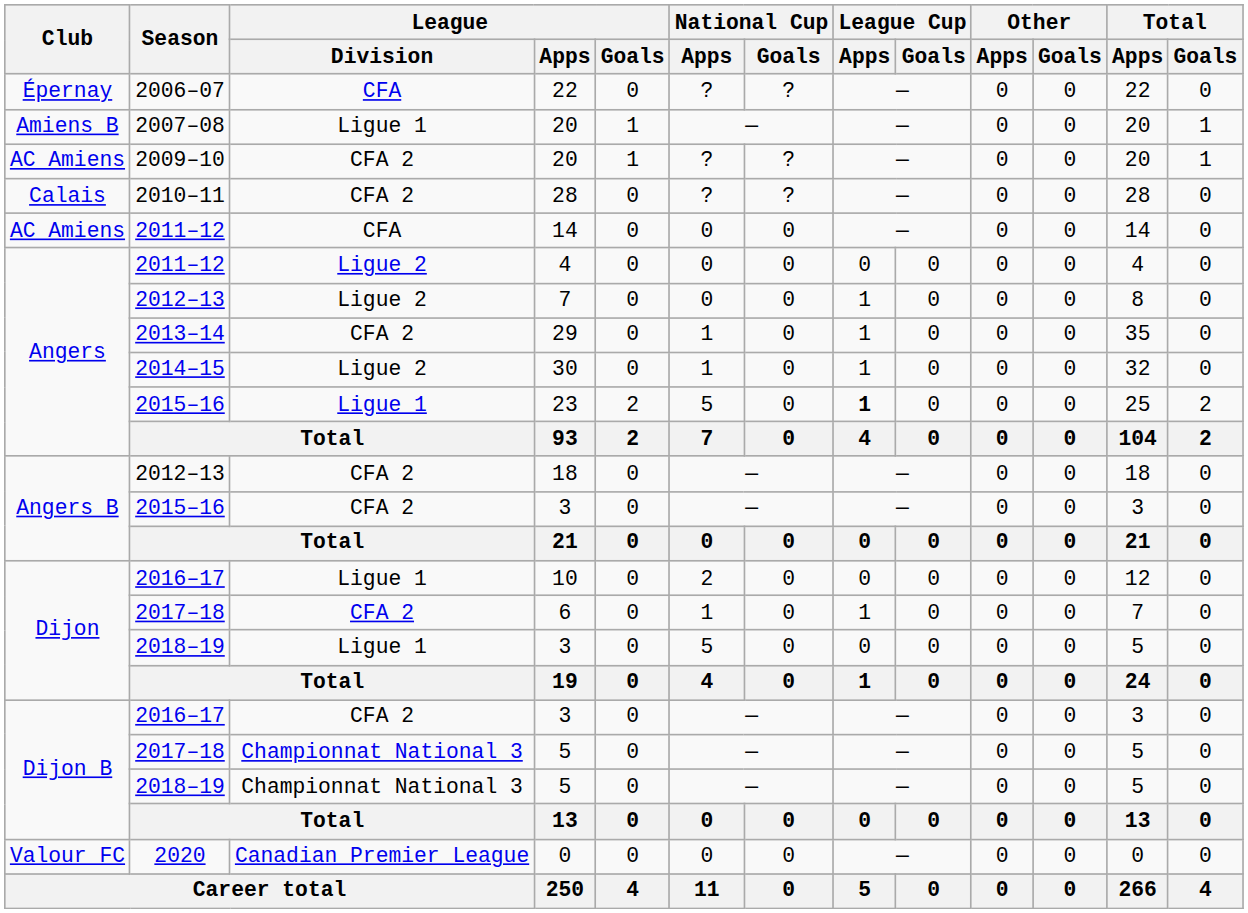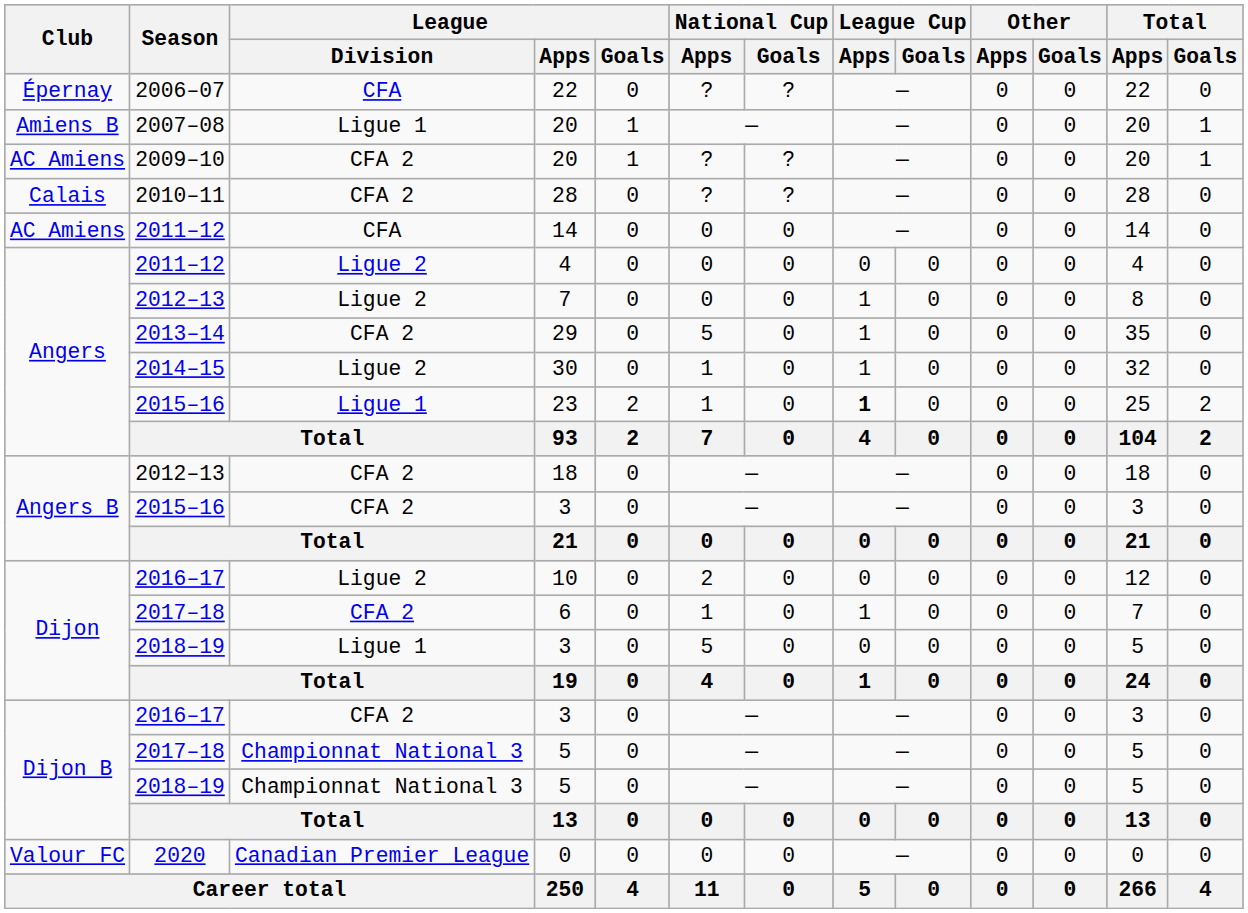(707, 335) 1 -> (707, 335) 5
(707, 404) 5 -> (707, 404) 1
(382, 578) Ligue 1 -> (382, 578) Ligue 2
